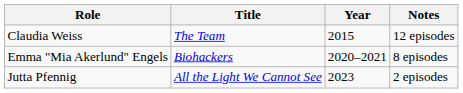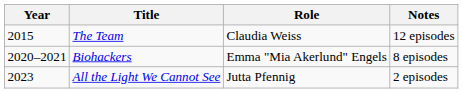columns swapped: (357, 14) <-> (88, 14)
